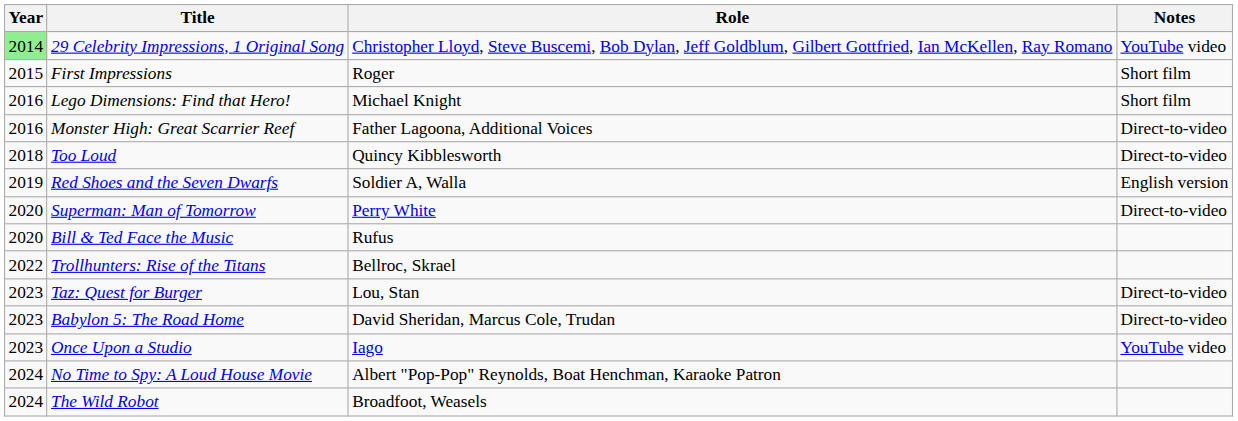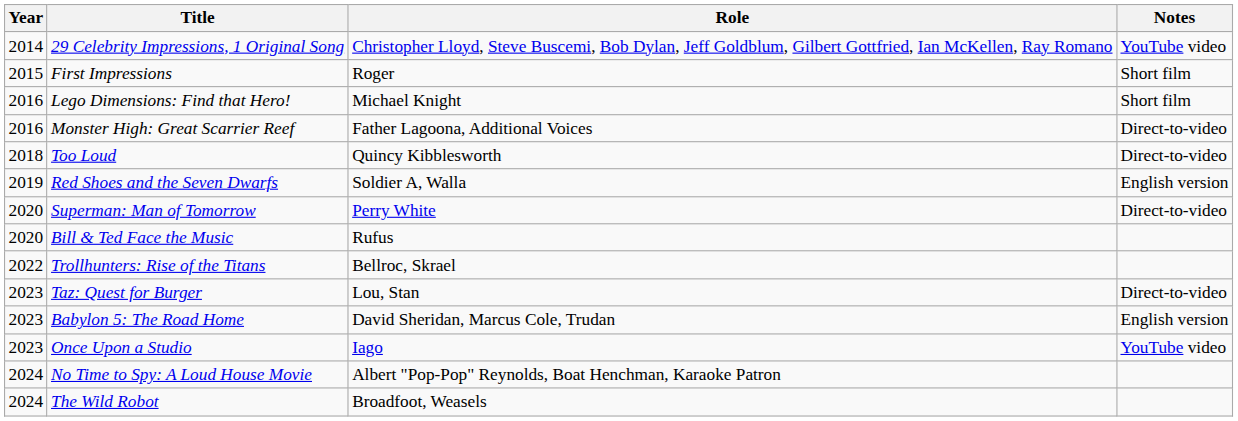(26, 45) lightgreen background -> (26, 45) no background
(1174, 319) Direct-to-video -> (1174, 319) English version
